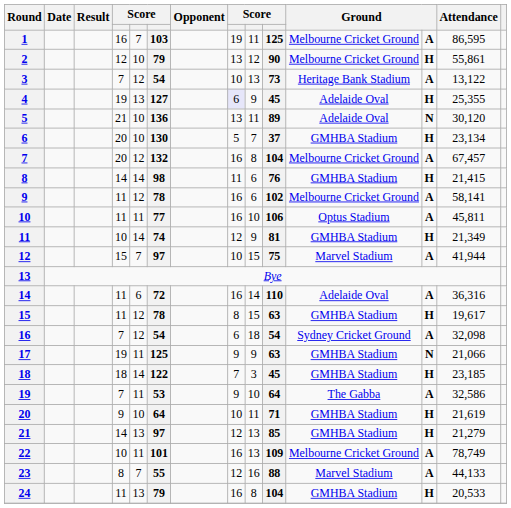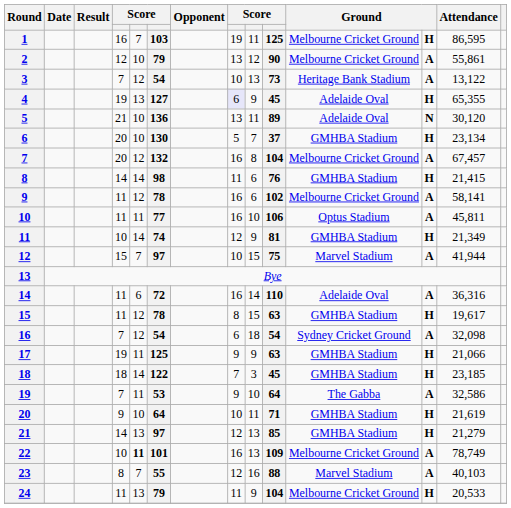(429, 40) A -> (429, 40) H
(429, 59) H -> (429, 59) A
(469, 99) 25,355 -> (469, 99) 65,355
(429, 355) N -> (429, 355) H
(138, 454) normal -> (138, 454) bold
(469, 473) 44,133 -> (469, 473) 40,103
(236, 493) 16 -> (236, 493) 11
(254, 493) 8 -> (254, 493) 9
(354, 493) GMHBA Stadium -> (354, 493) Melbourne Cricket Ground
